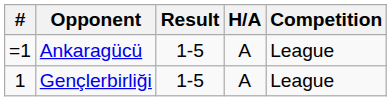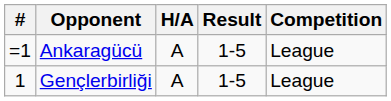columns swapped: (245, 19) <-> (190, 19)
